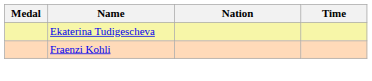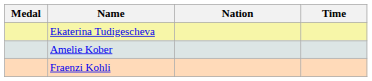+ row: (81, 50)
